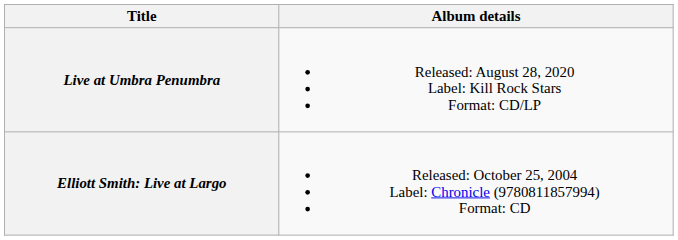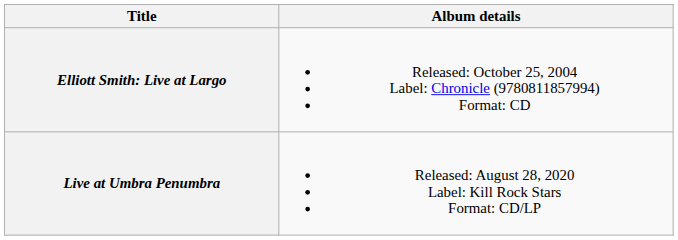rows swapped: (142, 183) <-> (142, 79)
